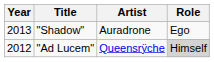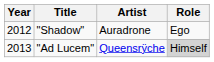(19, 30) 2013 -> (19, 30) 2012
(19, 48) 2012 -> (19, 48) 2013
